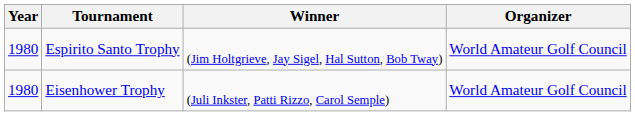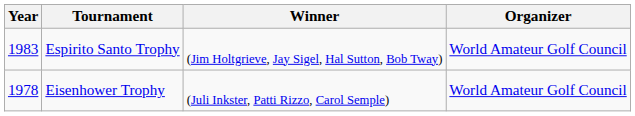(23, 49) 1980 -> (23, 49) 1983
(23, 90) 1980 -> (23, 90) 1978
